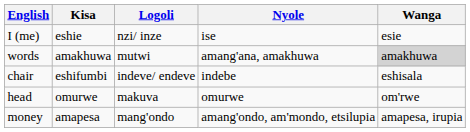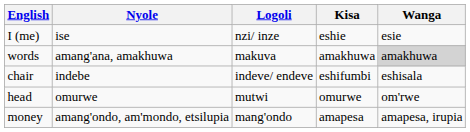columns swapped: (83, 14) <-> (288, 14)
(134, 55) mutwi -> (255, 55) makuva
(138, 96) makuva -> (252, 96) mutwi
